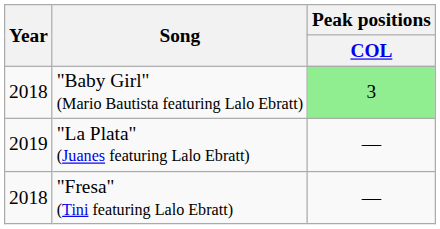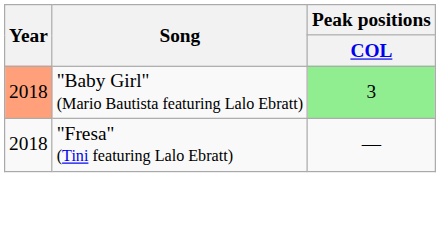(28, 92) no background -> (28, 92) lightsalmon background
- row: (153, 144)
